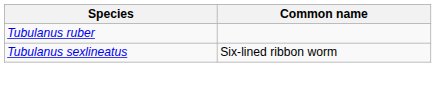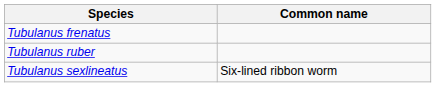+ row: (59, 33)
